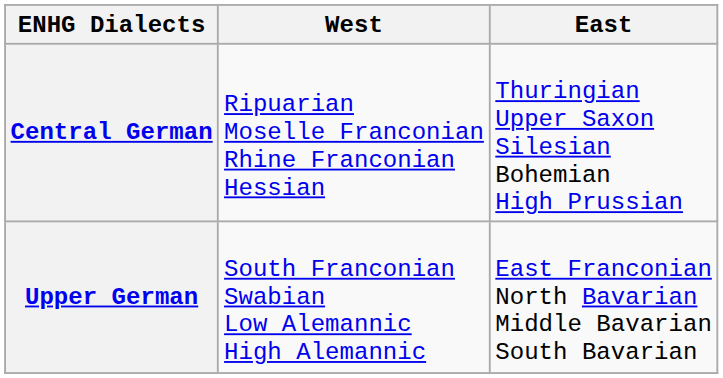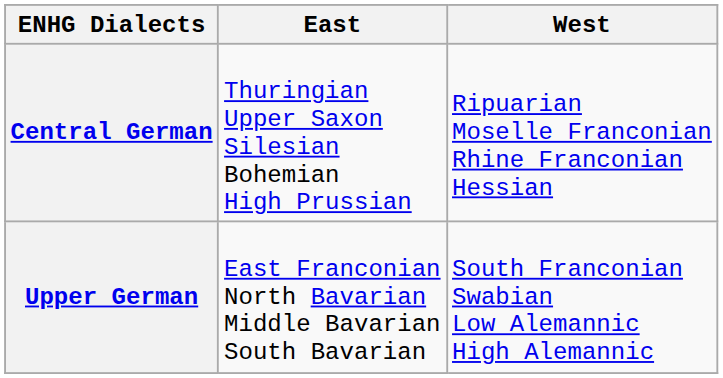columns swapped: (354, 25) <-> (604, 25)
